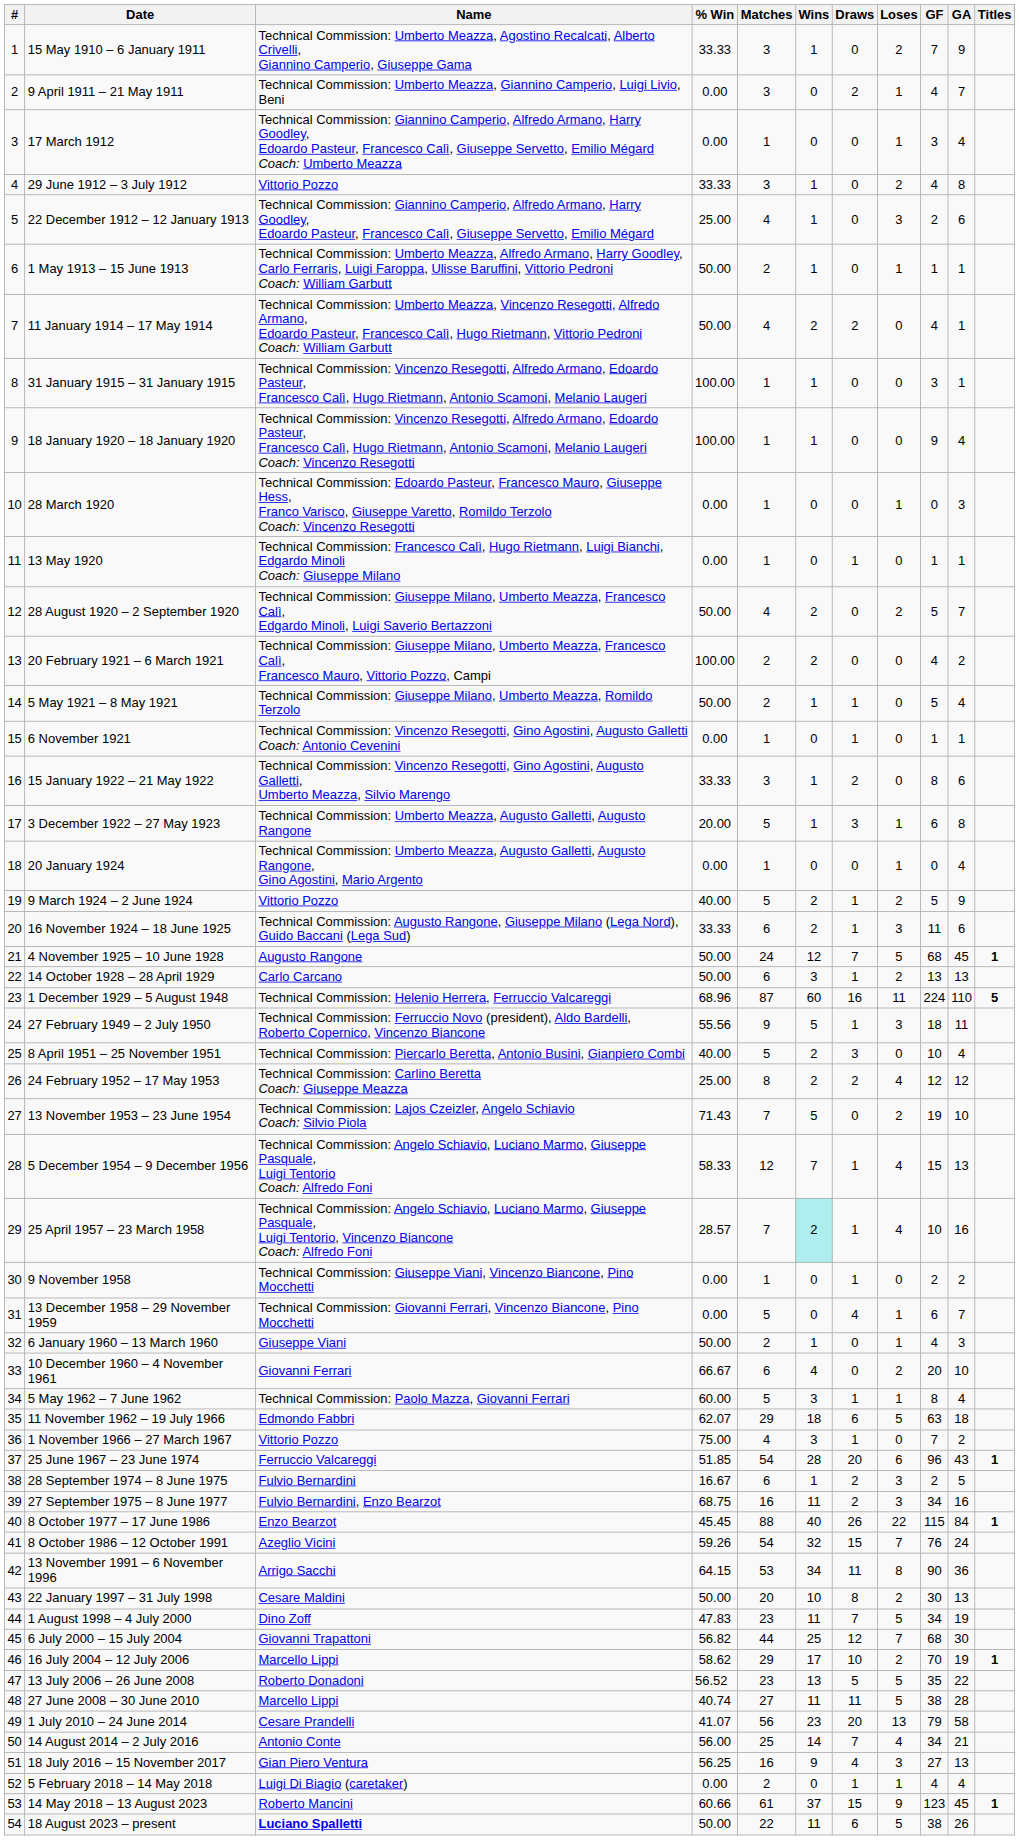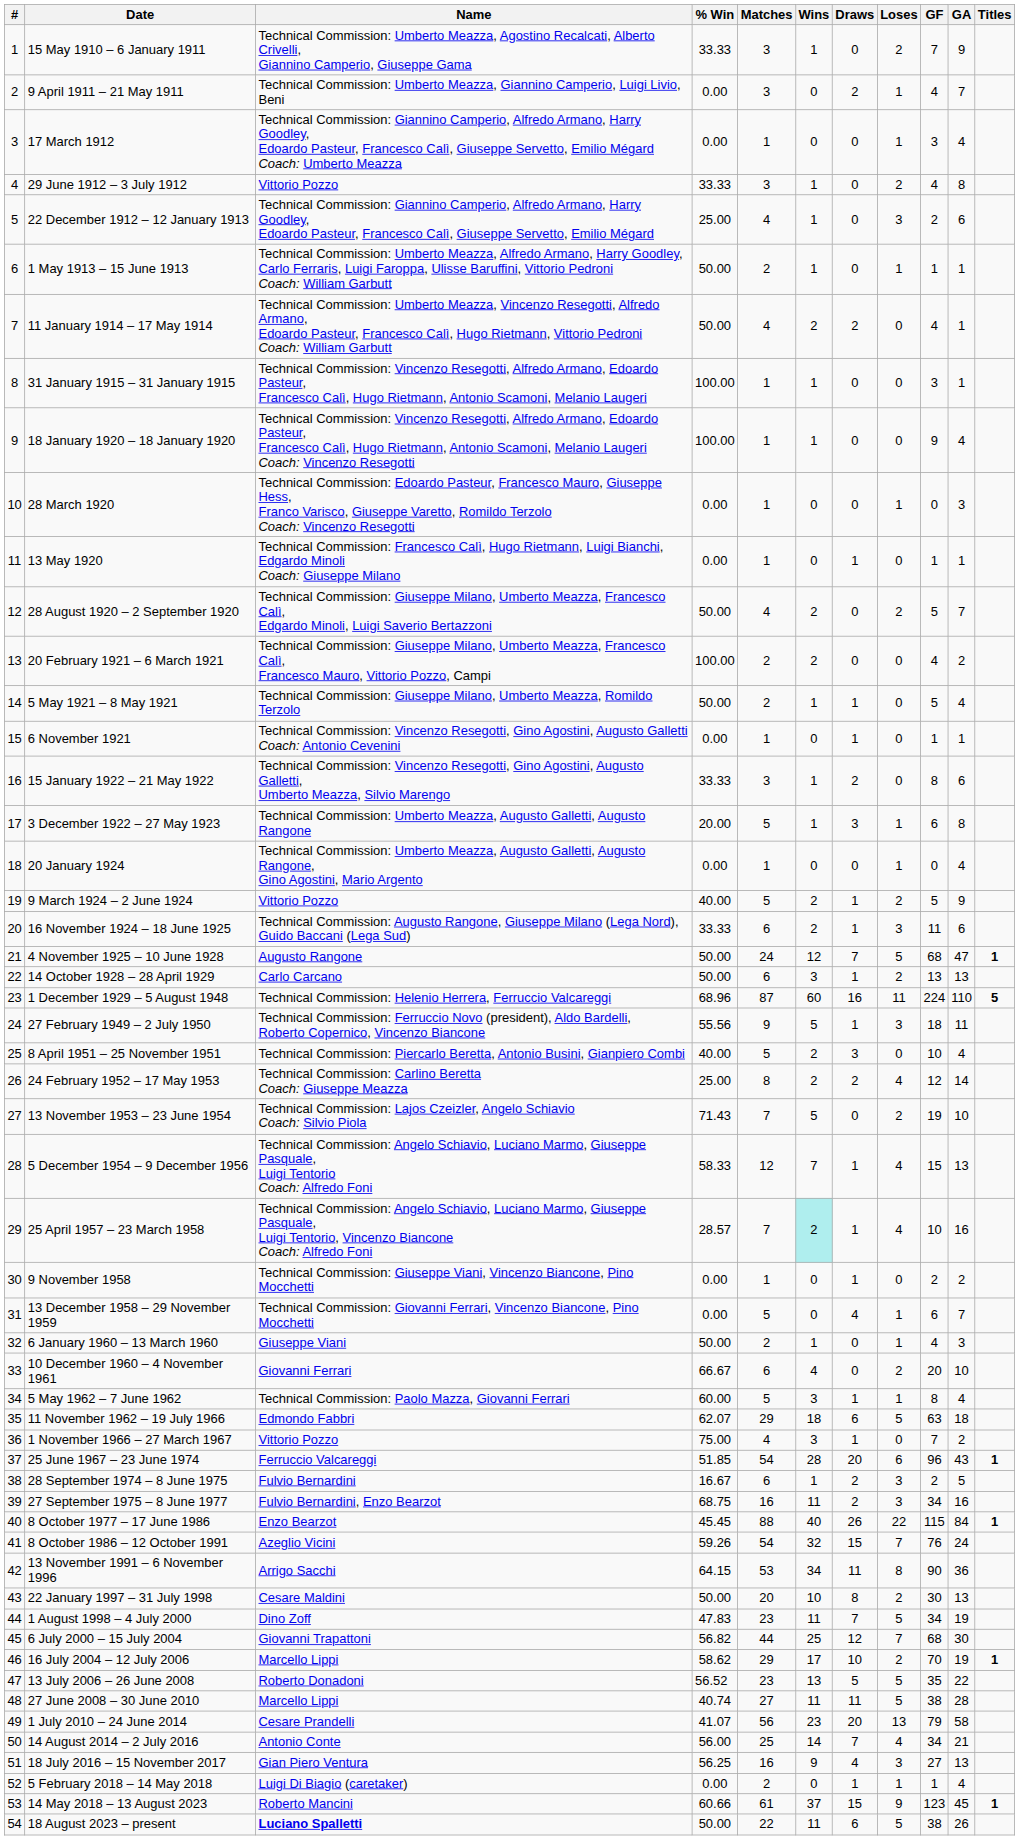(962, 956) 45 -> (962, 956) 47
(962, 1081) 12 -> (962, 1081) 14
(934, 1783) 4 -> (934, 1783) 1
